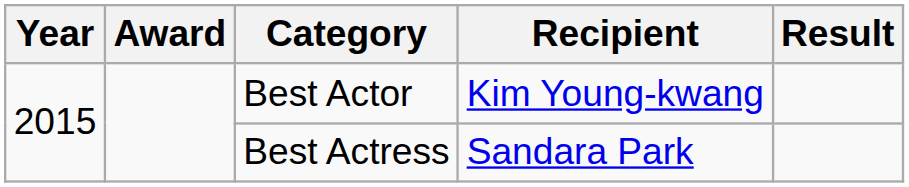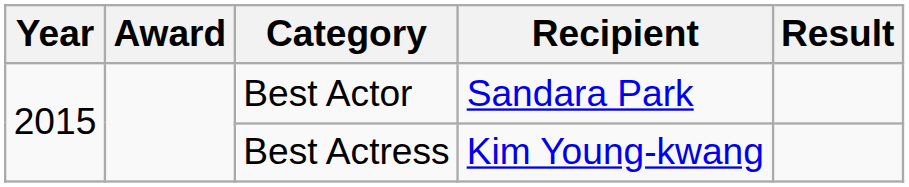(615, 92) Kim Young-kwang -> (580, 92) Sandara Park
(580, 151) Sandara Park -> (615, 151) Kim Young-kwang
